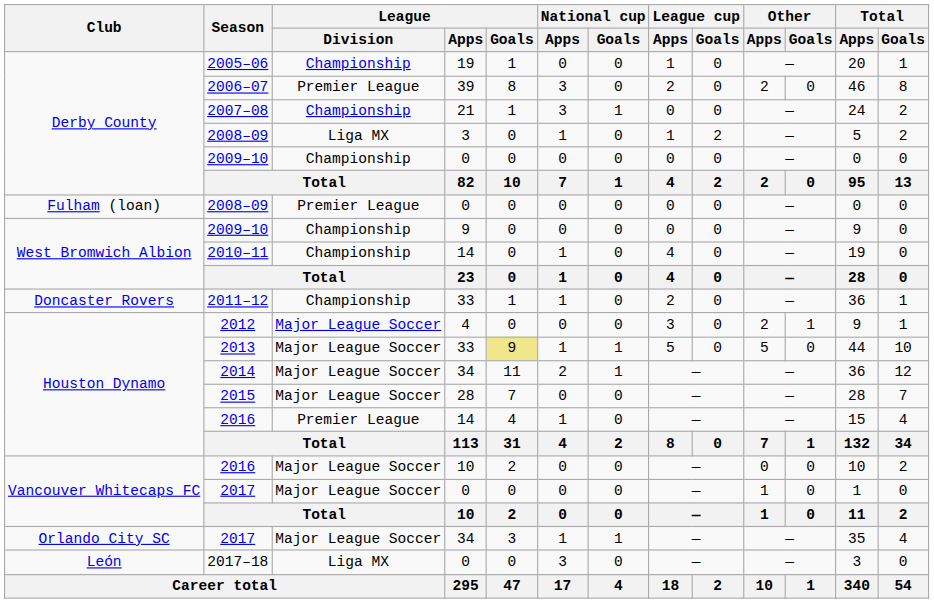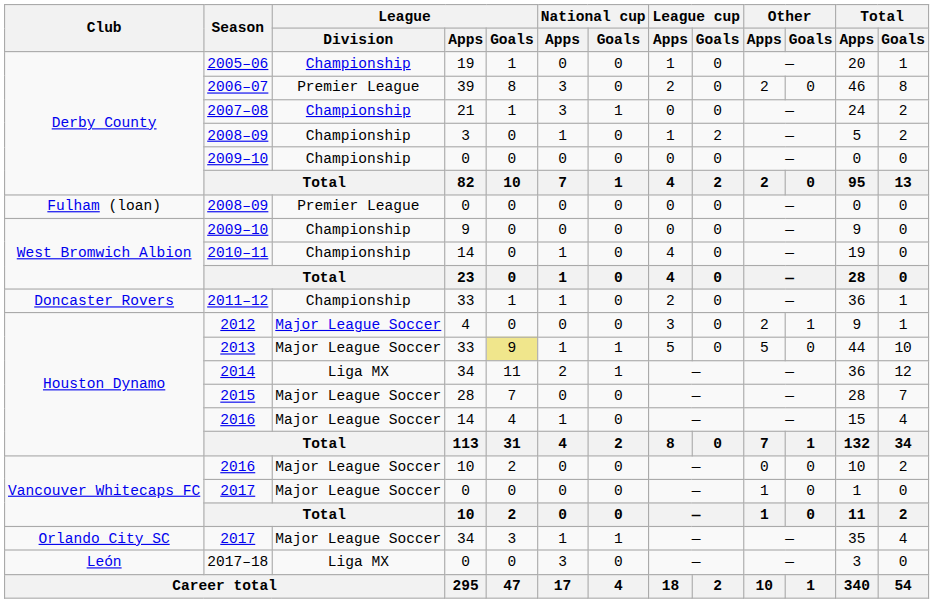(358, 135) Liga MX -> (358, 135) Championship
(358, 372) Major League Soccer -> (358, 372) Liga MX
(358, 420) Premier League -> (358, 420) Major League Soccer
